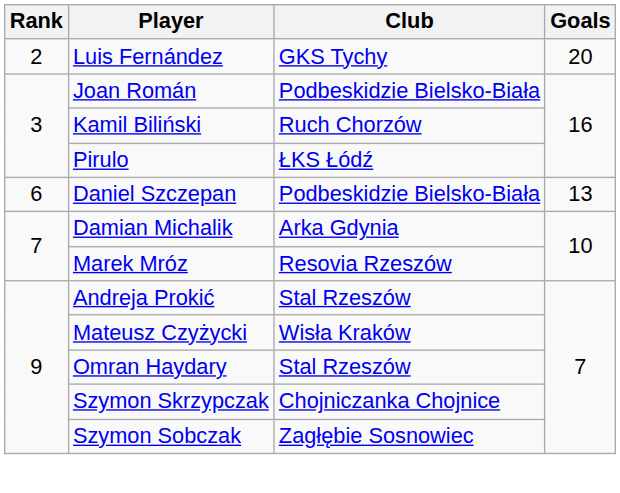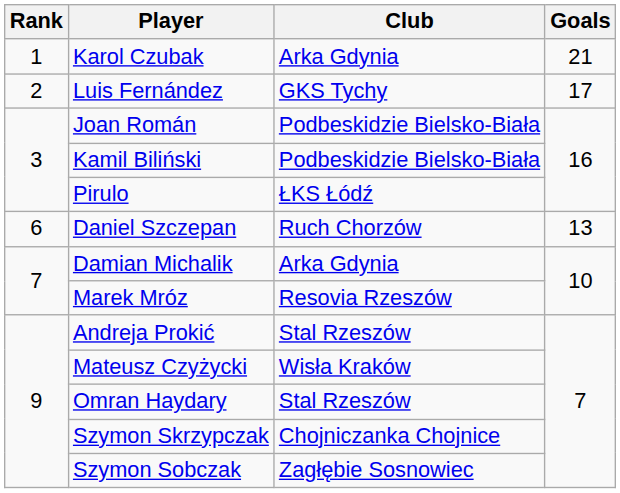+ row: (138, 56)
(580, 56) 20 -> (580, 90) 17
(350, 125) Ruch Chorzów -> (410, 159) Podbeskidzie Bielsko-Biała
(410, 194) Podbeskidzie Bielsko-Biała -> (350, 228) Ruch Chorzów
